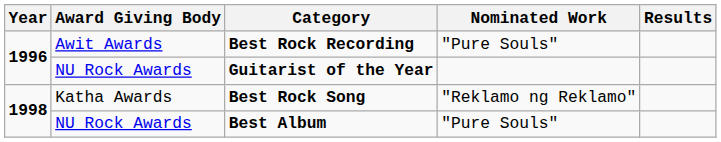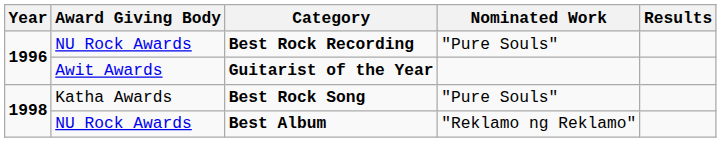(109, 44) Awit Awards -> (124, 44) NU Rock Awards
(124, 71) NU Rock Awards -> (109, 71) Awit Awards
(539, 97) "Reklamo ng Reklamo" -> (500, 97) "Pure Souls"
(500, 124) "Pure Souls" -> (539, 124) "Reklamo ng Reklamo"
